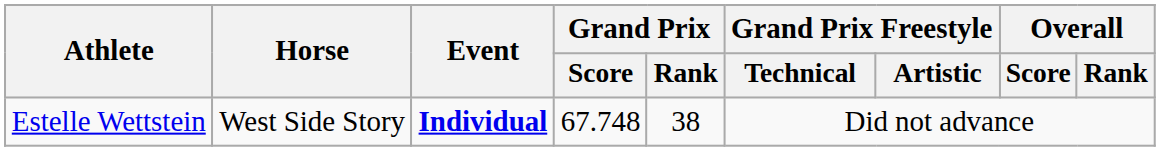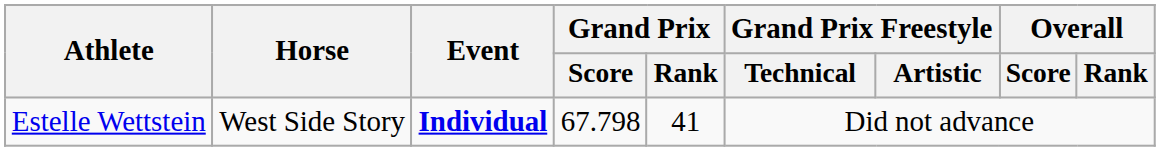(601, 121) 67.748 -> (601, 121) 67.798
(686, 121) 38 -> (686, 121) 41
